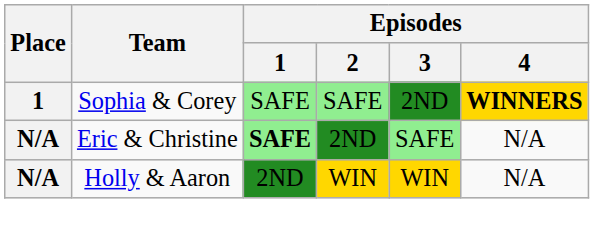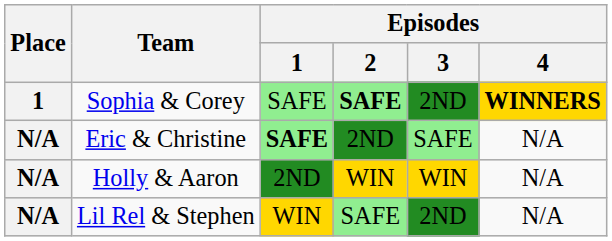(353, 100) normal -> (370, 100) bold
+ row: (166, 216)
